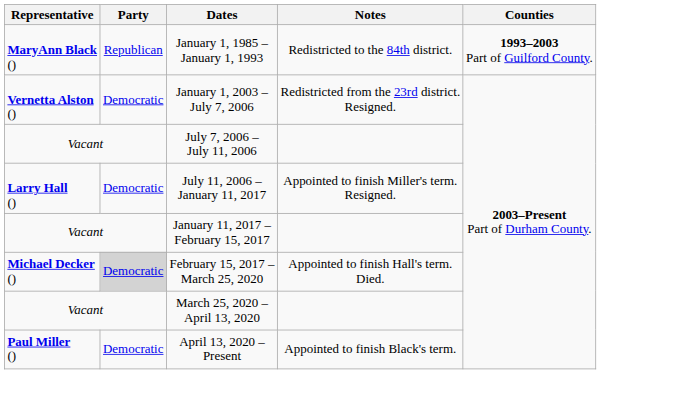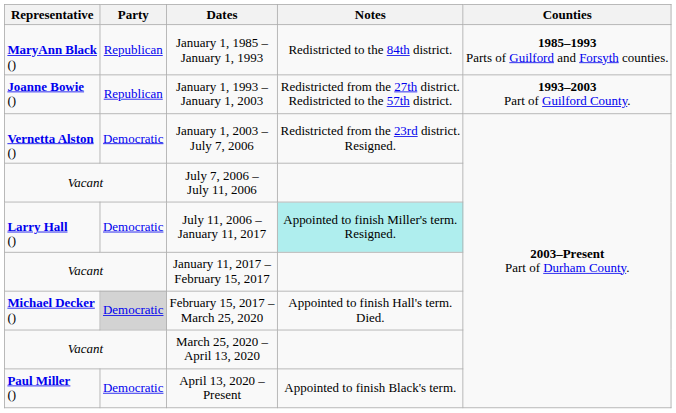(529, 49) 1993–2003 Part of Guilford County. -> (567, 49) 1985–1993 Parts of Guilford and Forsyth counties.
+ row: (222, 94)
(370, 188) no background -> (370, 227) paleturquoise background
